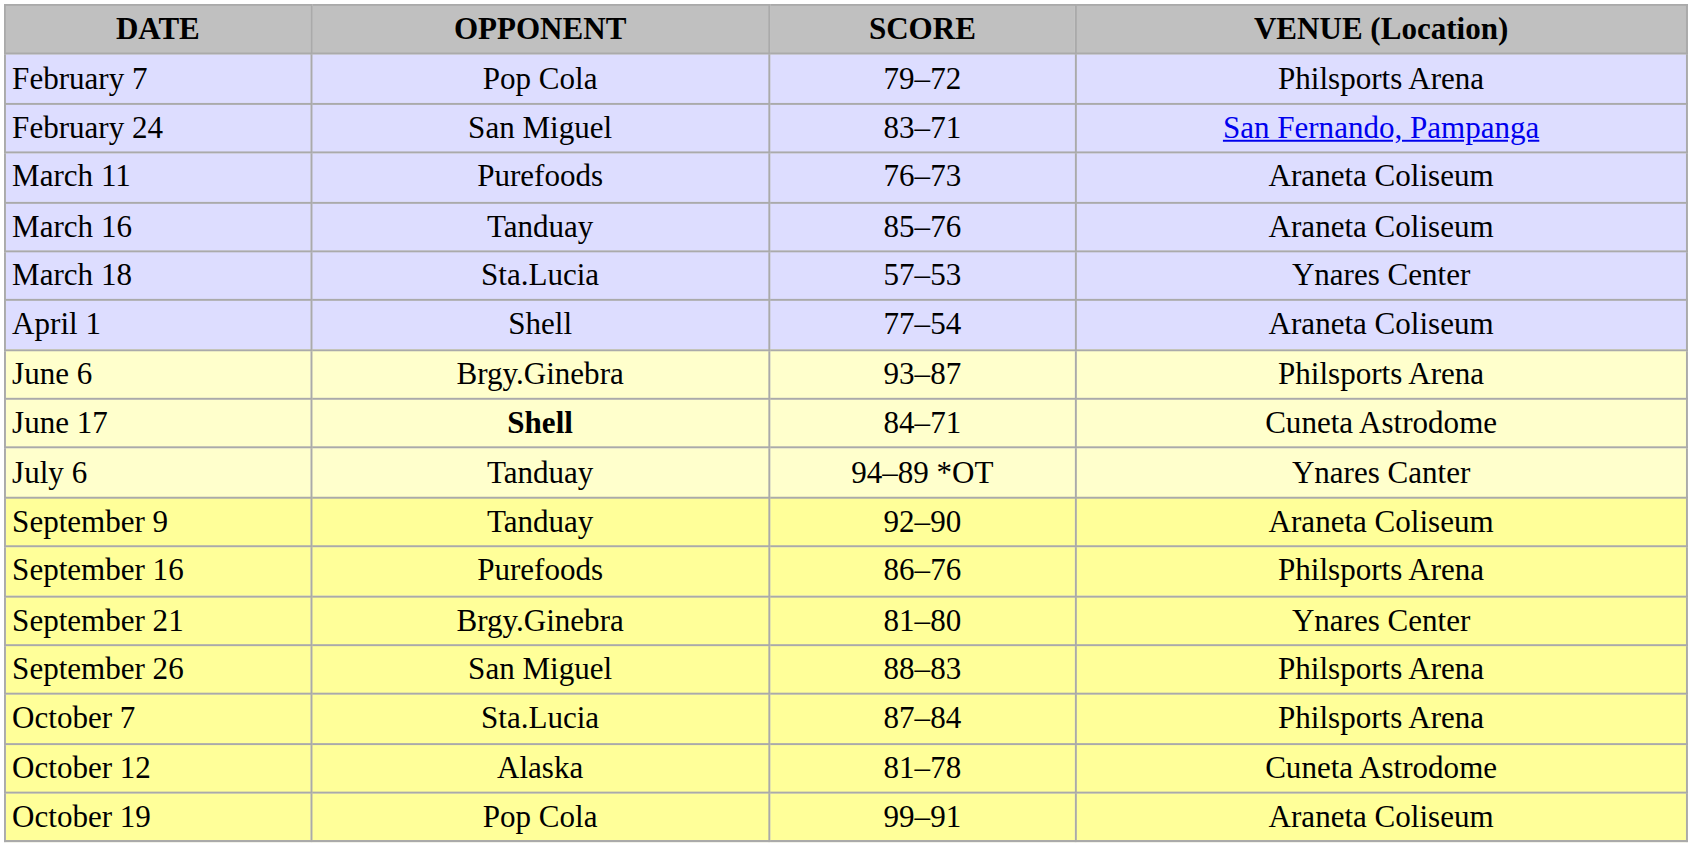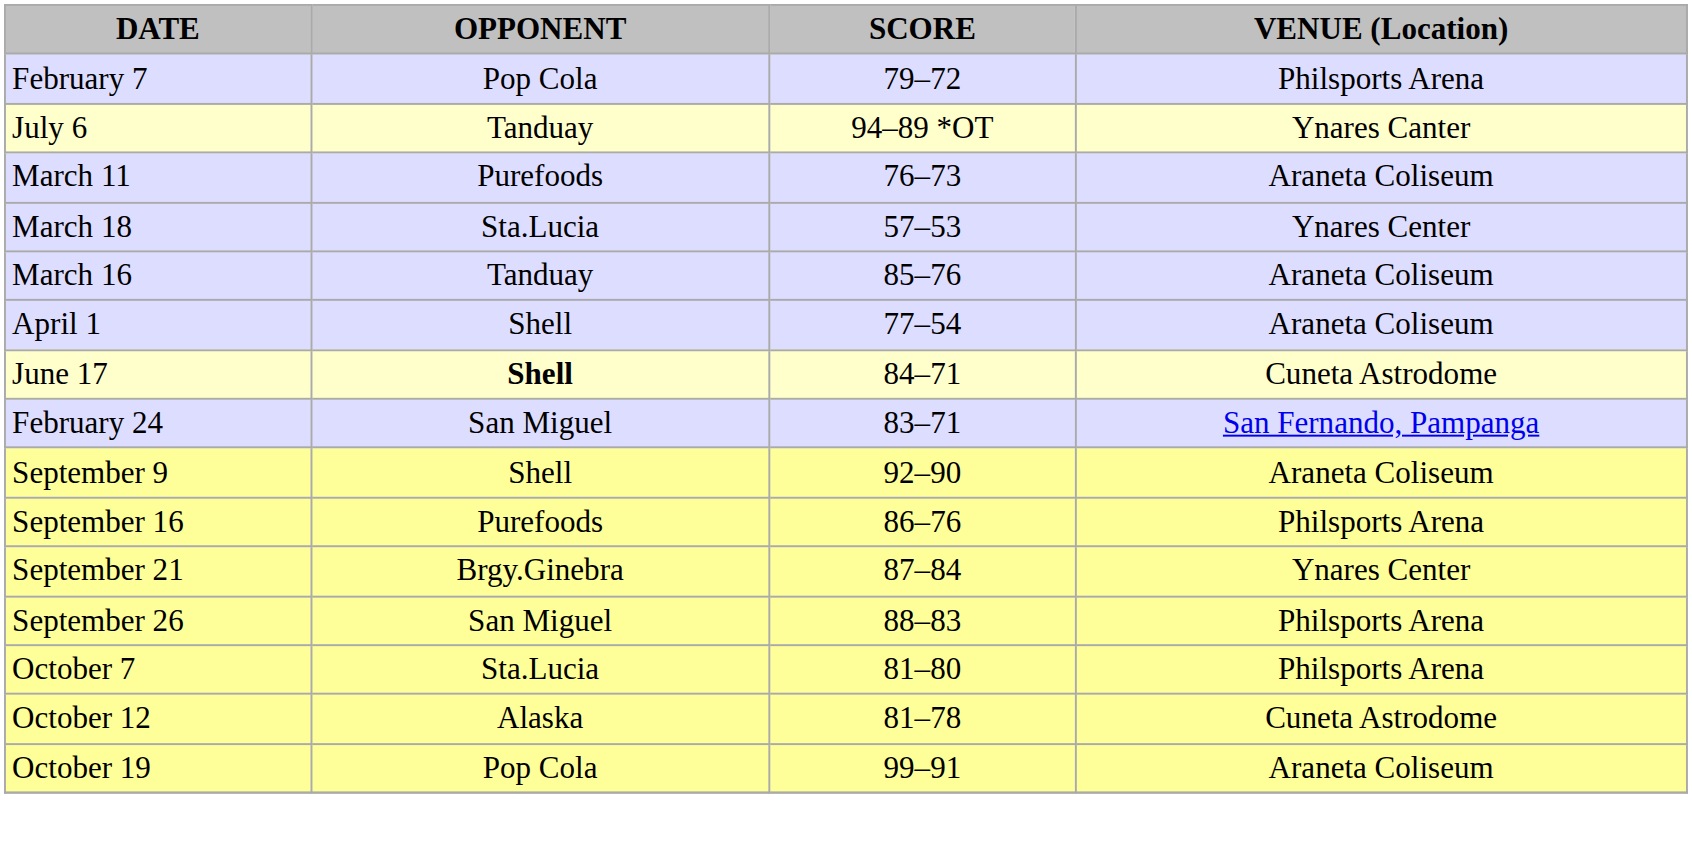rows swapped: (88, 127) <-> (50, 472)
rows swapped: (72, 226) <-> (72, 275)
- row: (52, 373)
(540, 521) Tanduay -> (540, 472) Shell
(922, 619) 81–80 -> (922, 570) 87–84
(922, 718) 87–84 -> (922, 669) 81–80
